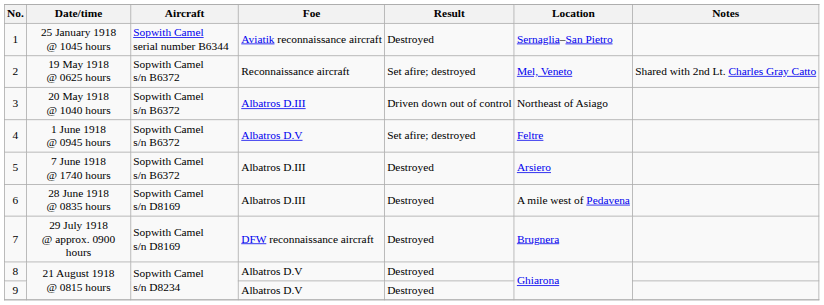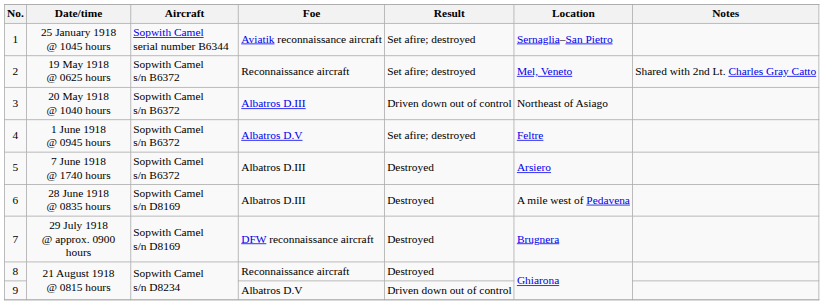(411, 39) Destroyed -> (431, 39) Set afire; destroyed
(272, 271) Albatros D.V -> (295, 271) Reconnaissance aircraft
(411, 290) Destroyed -> (449, 290) Driven down out of control
